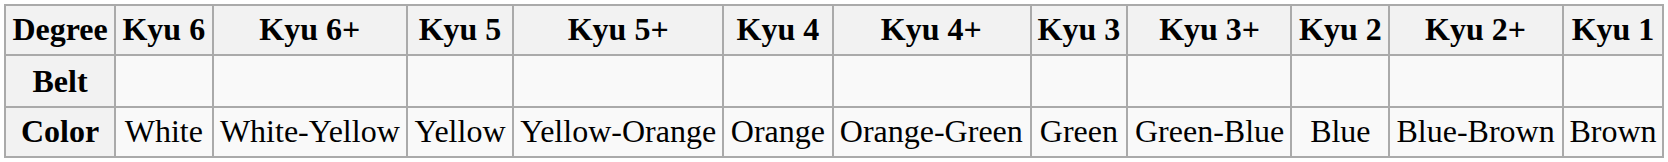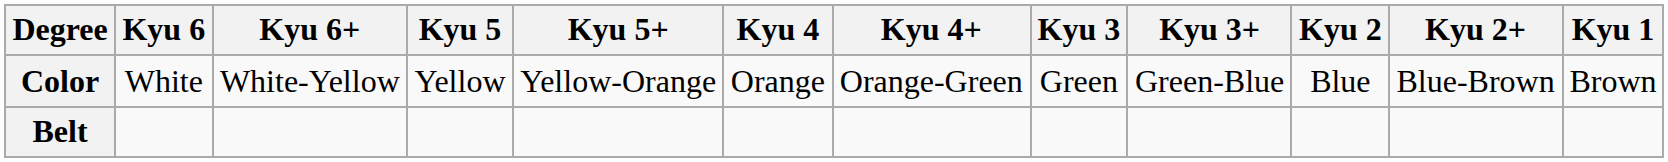rows swapped: (60, 131) <-> (60, 80)
